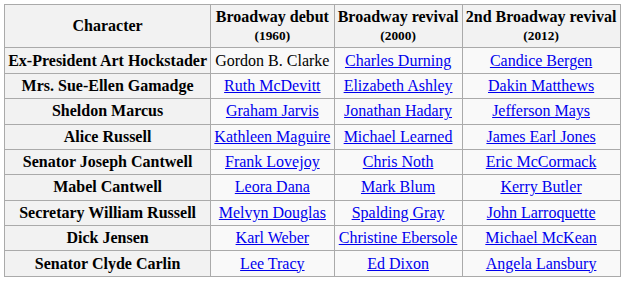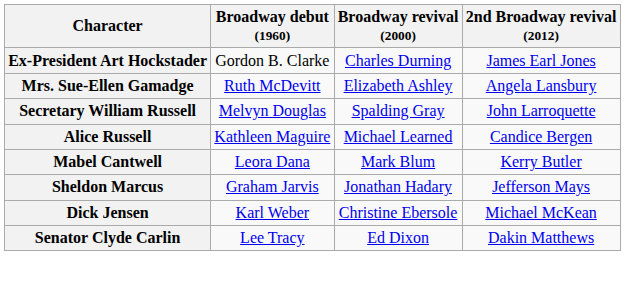(541, 60) Candice Bergen -> (541, 60) James Earl Jones
(541, 85) Dakin Matthews -> (541, 85) Angela Lansbury
rows swapped: (108, 212) <-> (108, 111)
(541, 136) James Earl Jones -> (541, 136) Candice Bergen
- row: (108, 162)
(541, 263) Angela Lansbury -> (541, 238) Dakin Matthews
